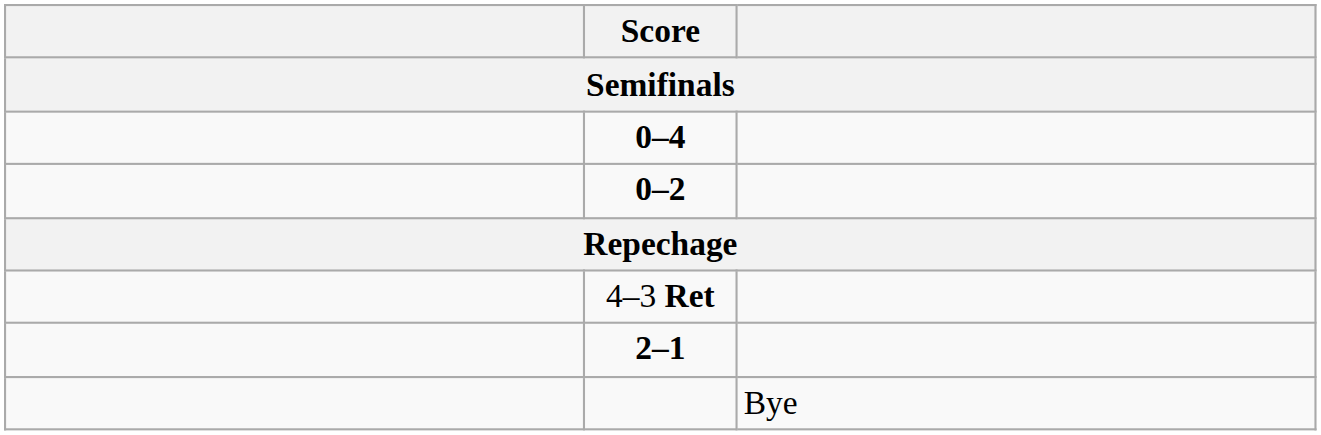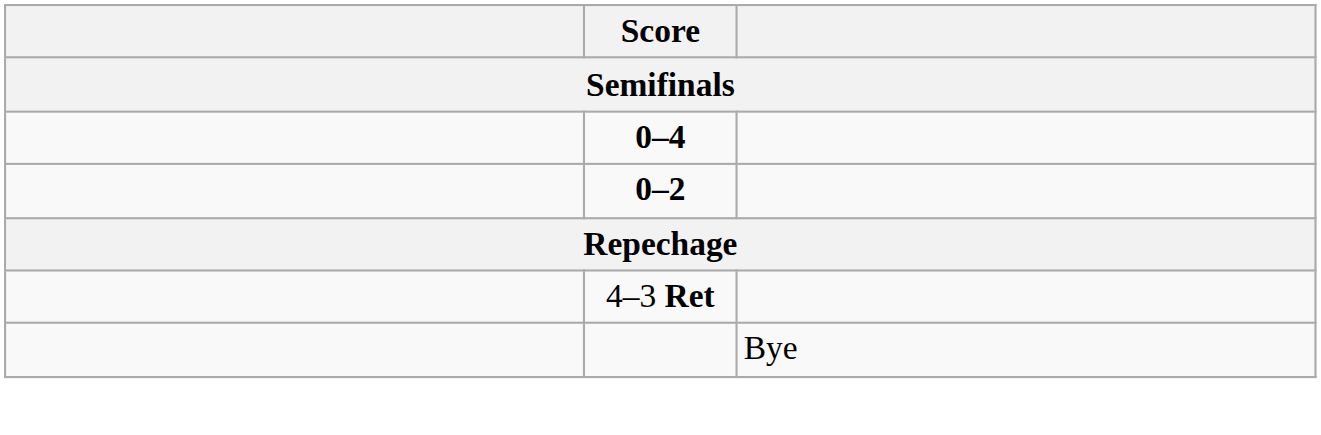- row: (660, 349)
